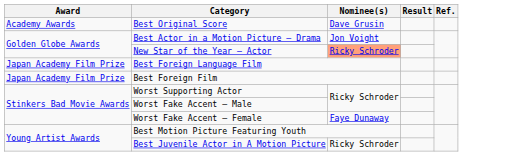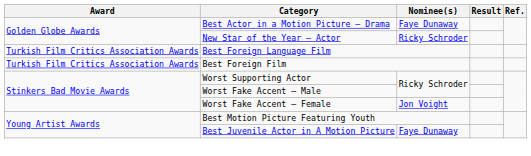- row: (180, 24)
(354, 38) Jon Voight -> (428, 24) Faye Dunaway
(364, 51) lightsalmon background -> (433, 38) no background
(65, 64) Japan Academy Film Prize -> (102, 51) Turkish Film Critics Association Awards
(65, 78) Japan Academy Film Prize -> (102, 64) Turkish Film Critics Association Awards
(359, 118) Faye Dunaway -> (423, 104) Jon Voight
(364, 144) Ricky Schroder -> (428, 131) Faye Dunaway
